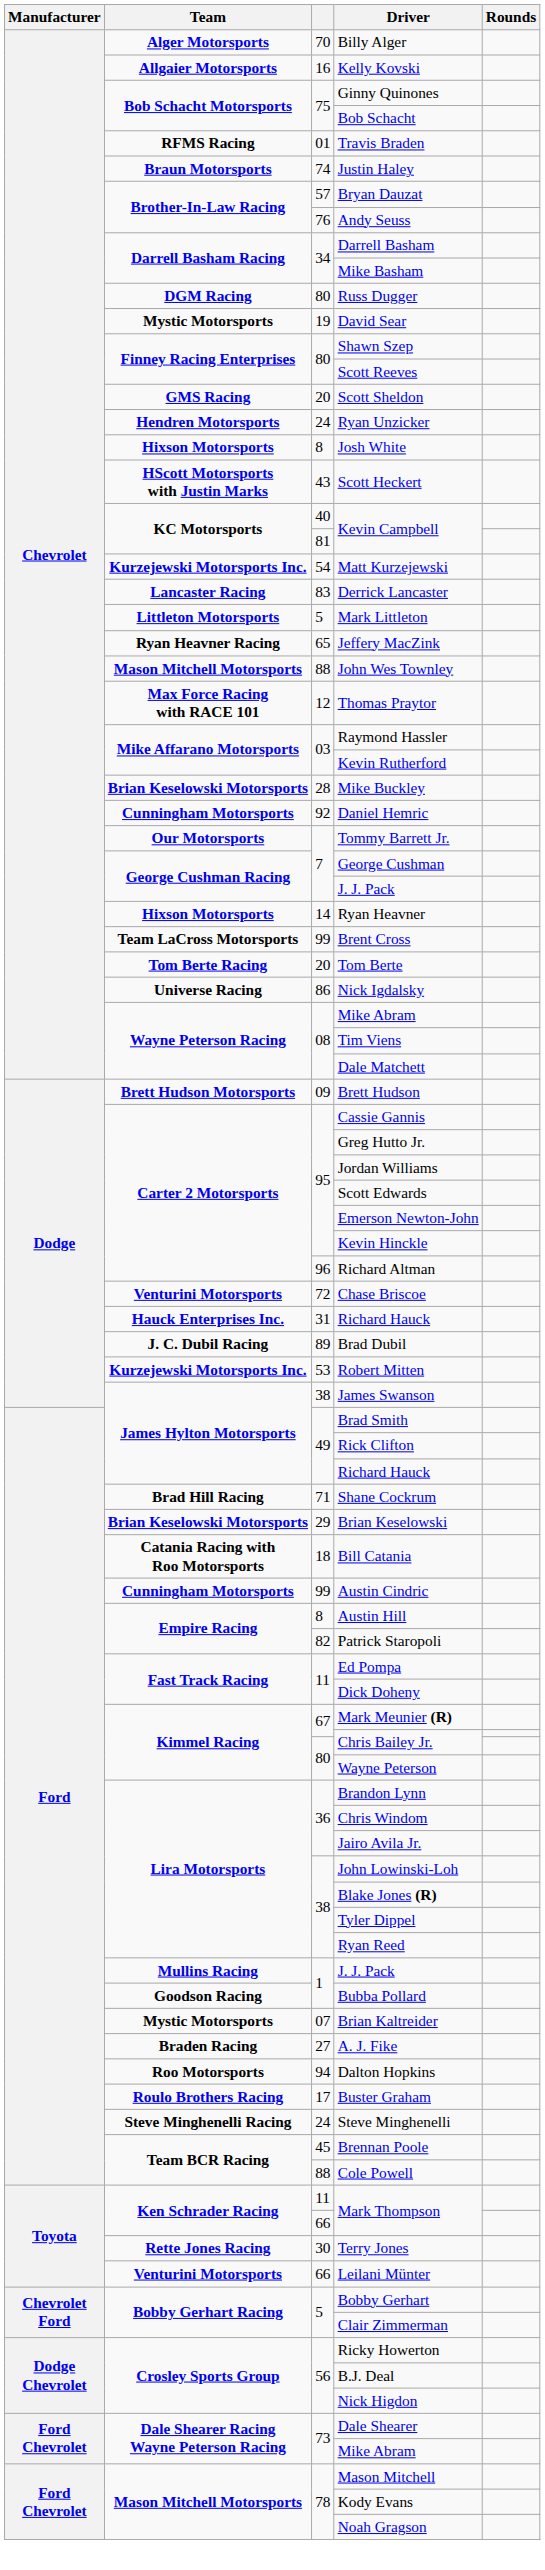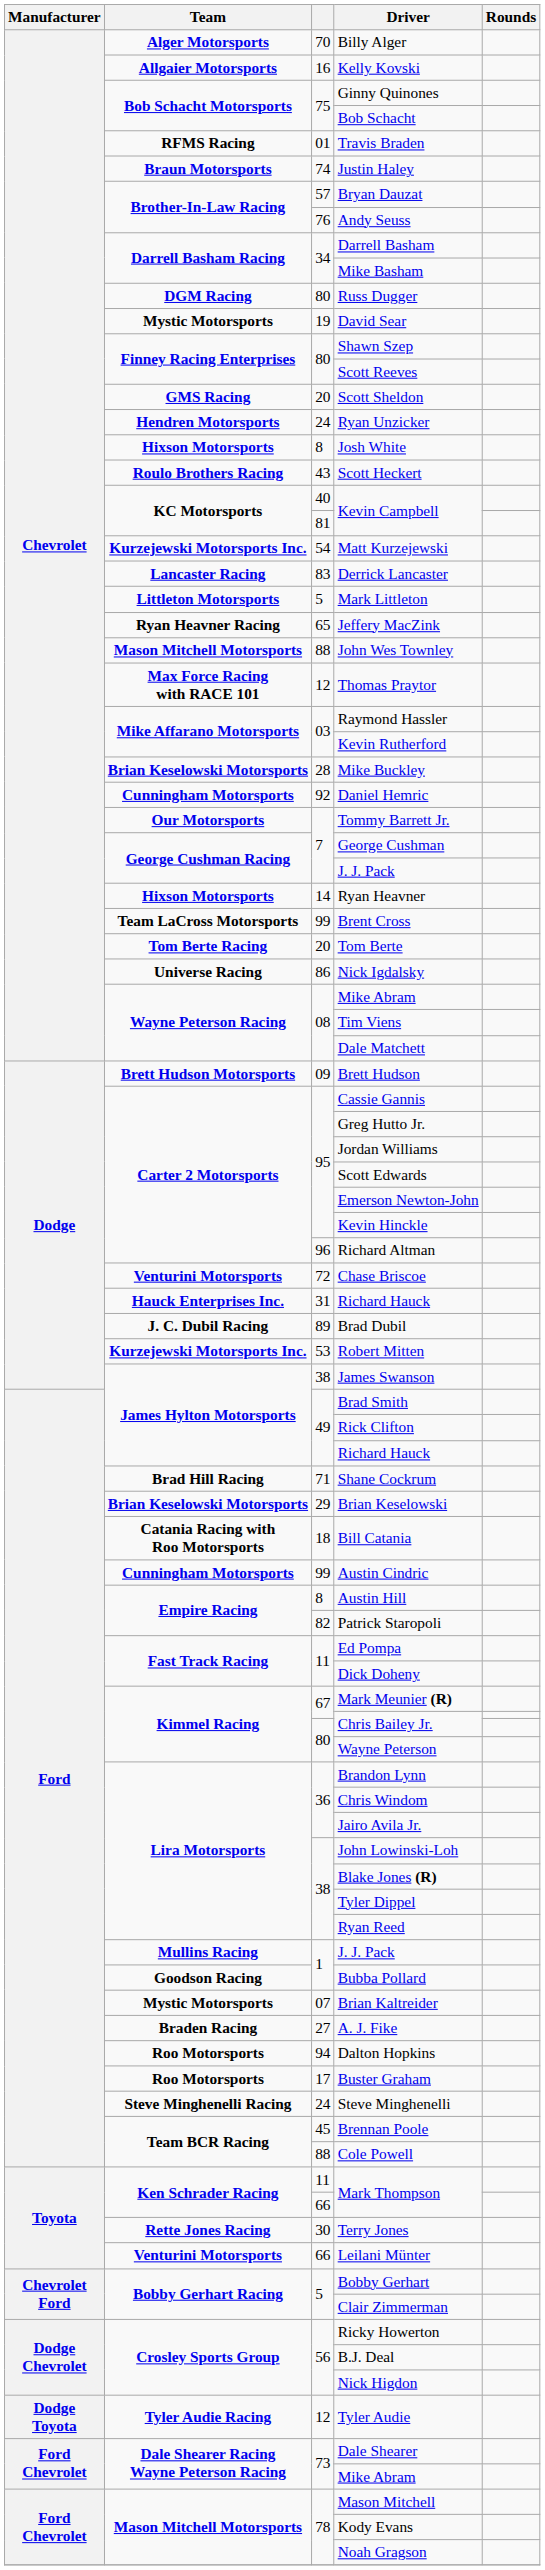(208, 482) HScott Motorsports with Justin Marks -> (208, 472) Roulo Brothers Racing
(208, 2096) Roulo Brothers Racing -> (208, 2078) Roo Motorsports
+ row: (323, 2416)
